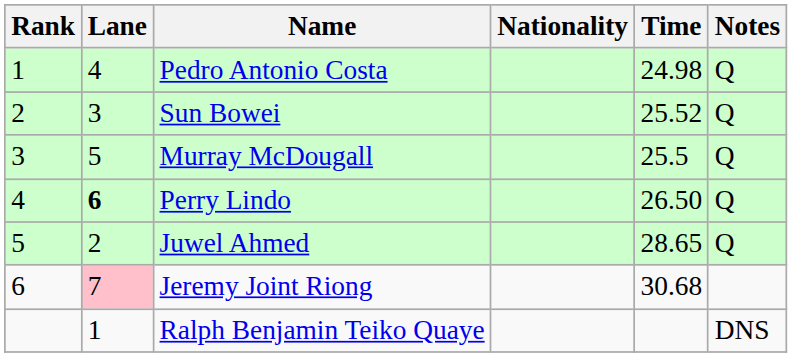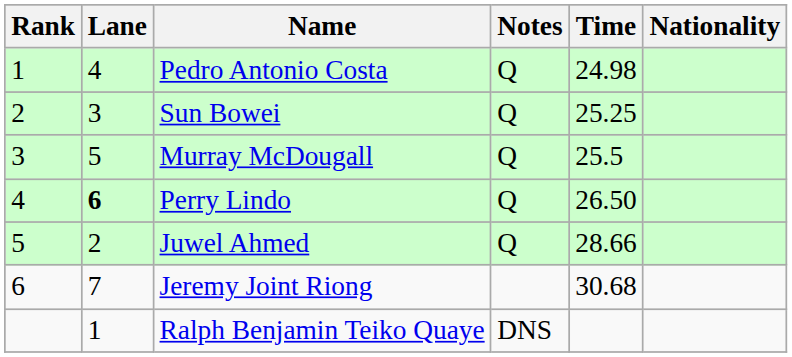columns swapped: (563, 26) <-> (747, 26)
(671, 112) 25.52 -> (606, 112) 25.25
(671, 243) 28.65 -> (606, 243) 28.66
(94, 286) pink background -> (94, 286) no background
